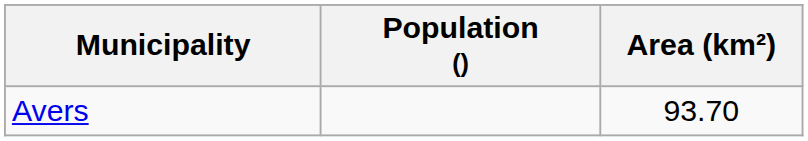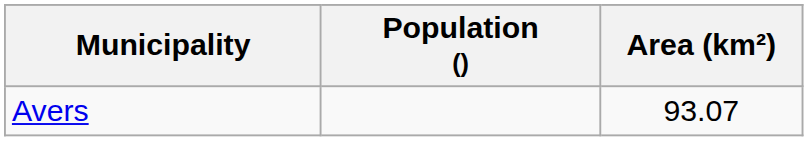(701, 110) 93.70 -> (701, 110) 93.07
